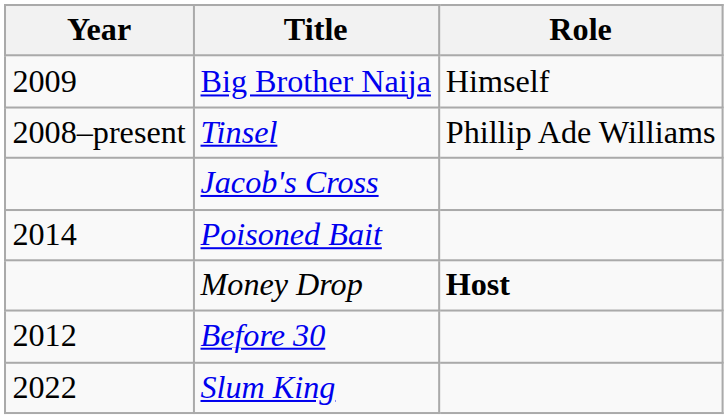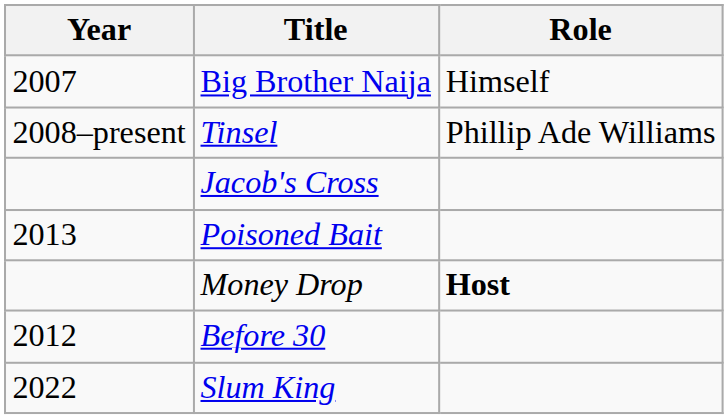(45, 81) 2009 -> (45, 81) 2007
(45, 234) 2014 -> (45, 234) 2013
